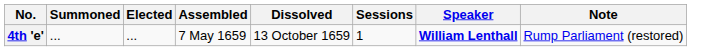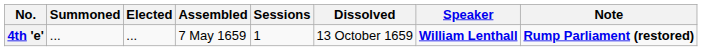columns swapped: (302, 14) <-> (385, 14)
(603, 35) normal -> (609, 35) bold
